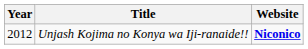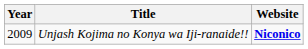(20, 34) 2012 -> (20, 34) 2009
